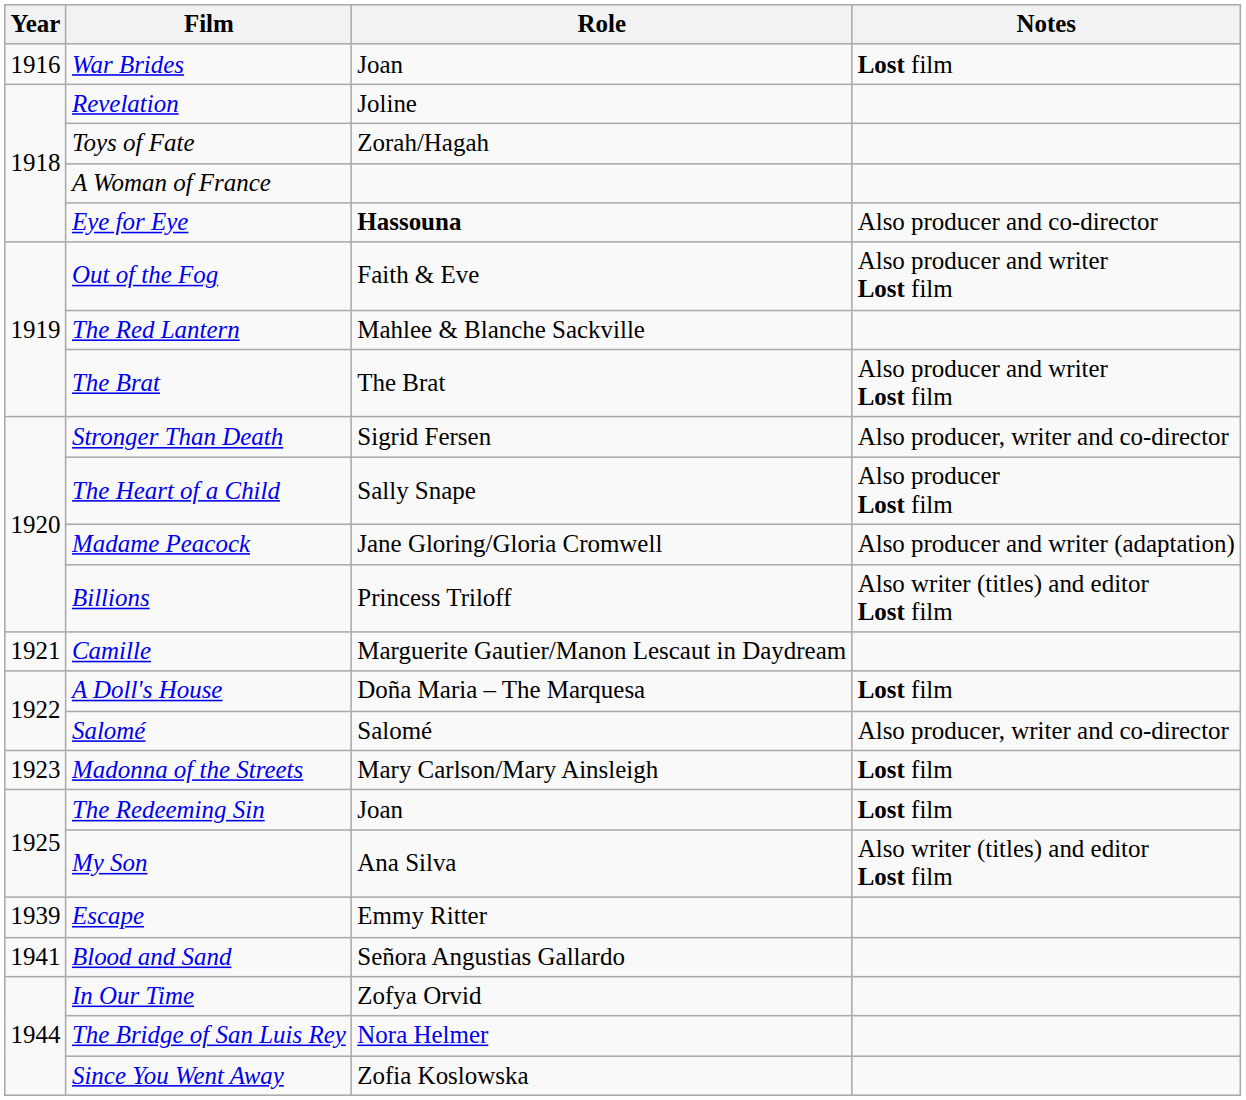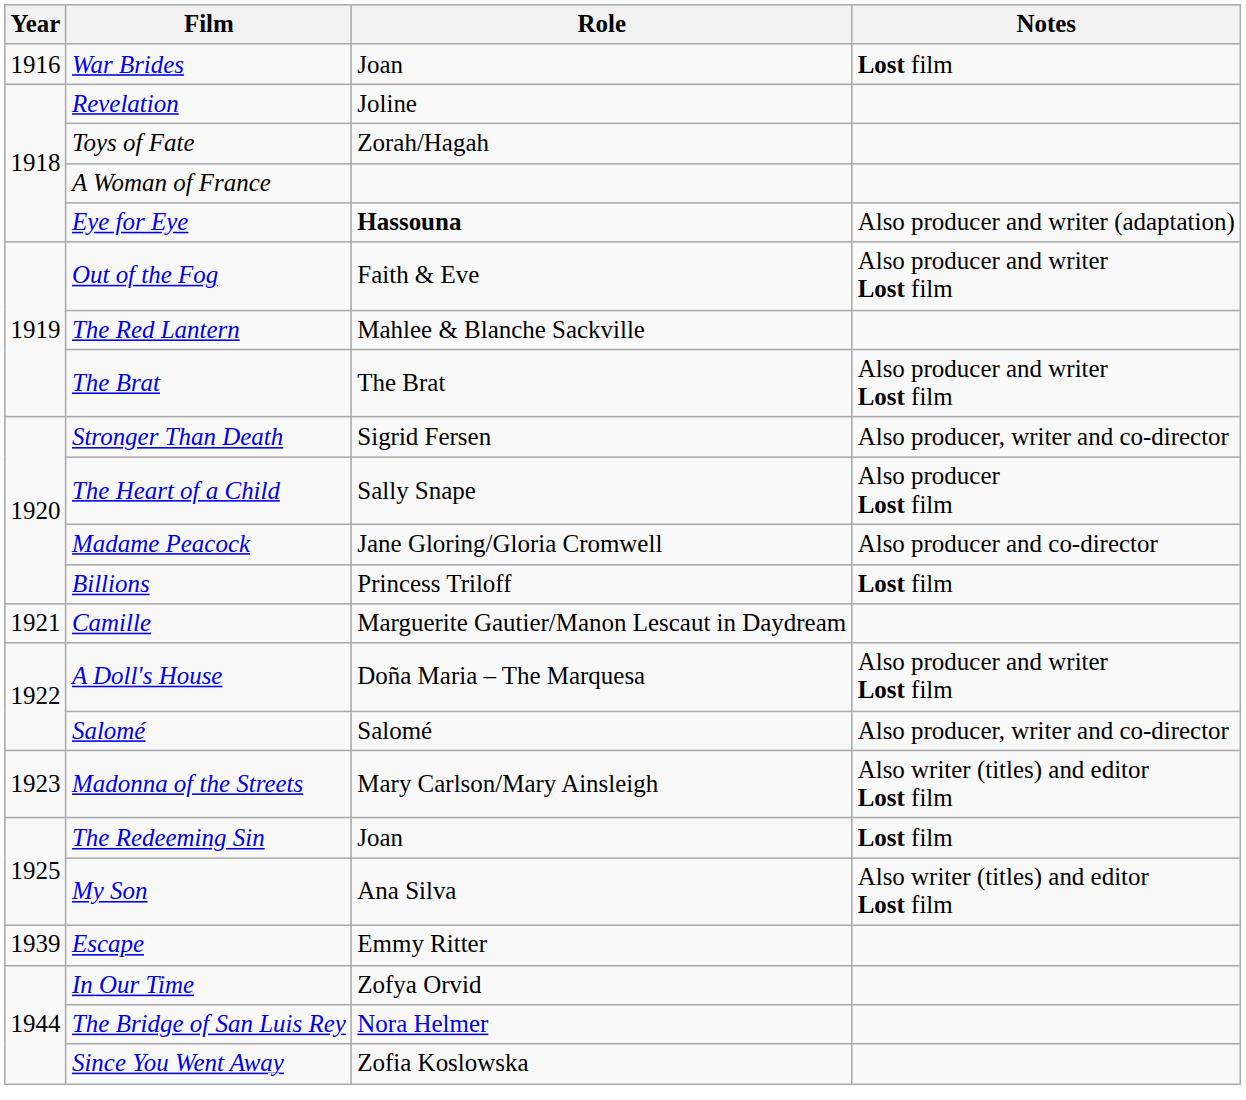(1008, 222) Also producer and co-director -> (1046, 222) Also producer and writer (adaptation)
(1046, 543) Also producer and writer (adaptation) -> (1008, 543) Also producer and co-director
(1003, 597) Also writer (titles) and editor Lost film -> (905, 583) Lost film
(905, 690) Lost film -> (983, 676) Also producer and writer Lost film
(905, 769) Lost film -> (1003, 784) Also writer (titles) and editor Lost film
- row: (152, 956)
